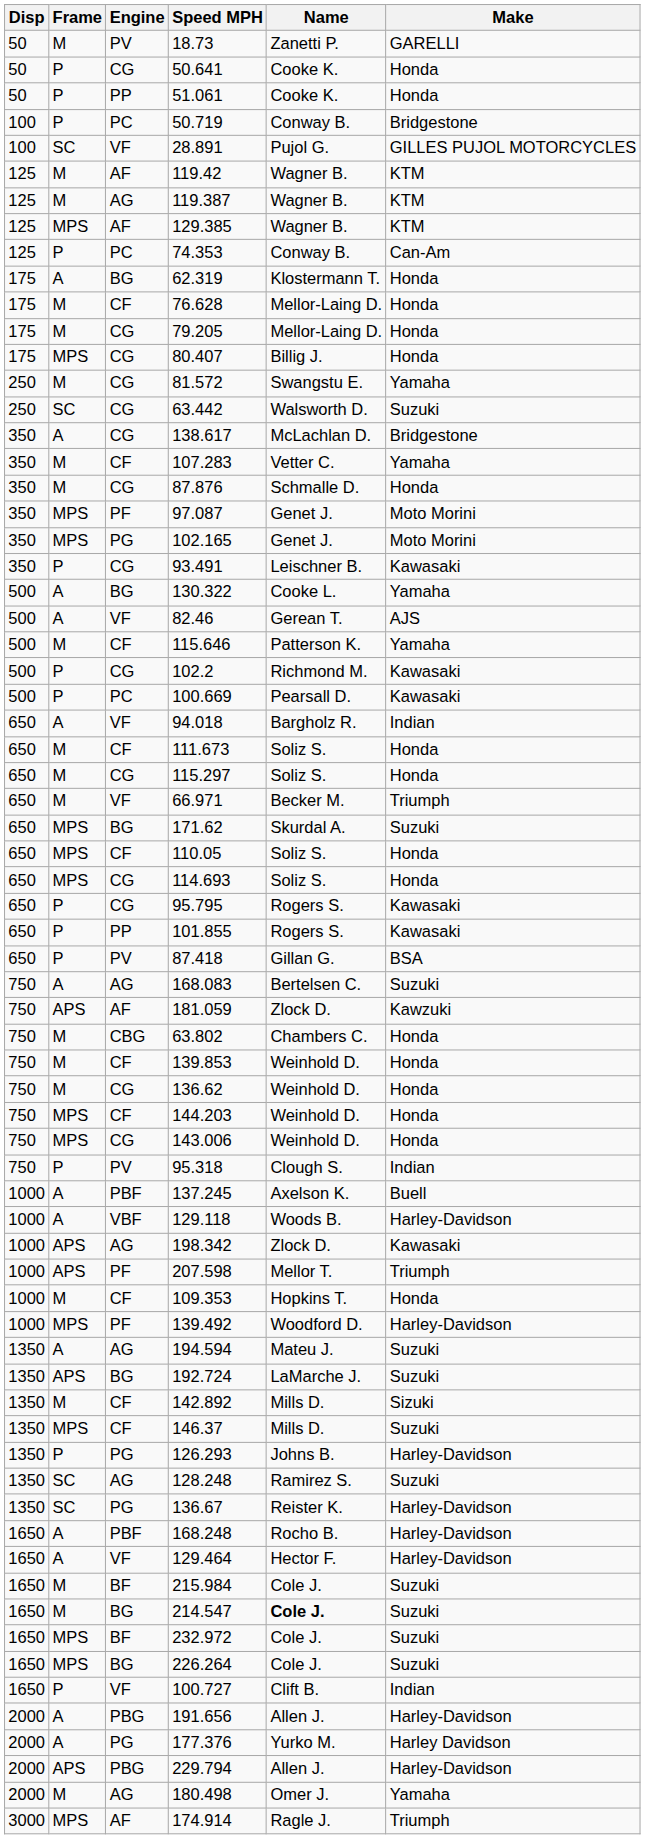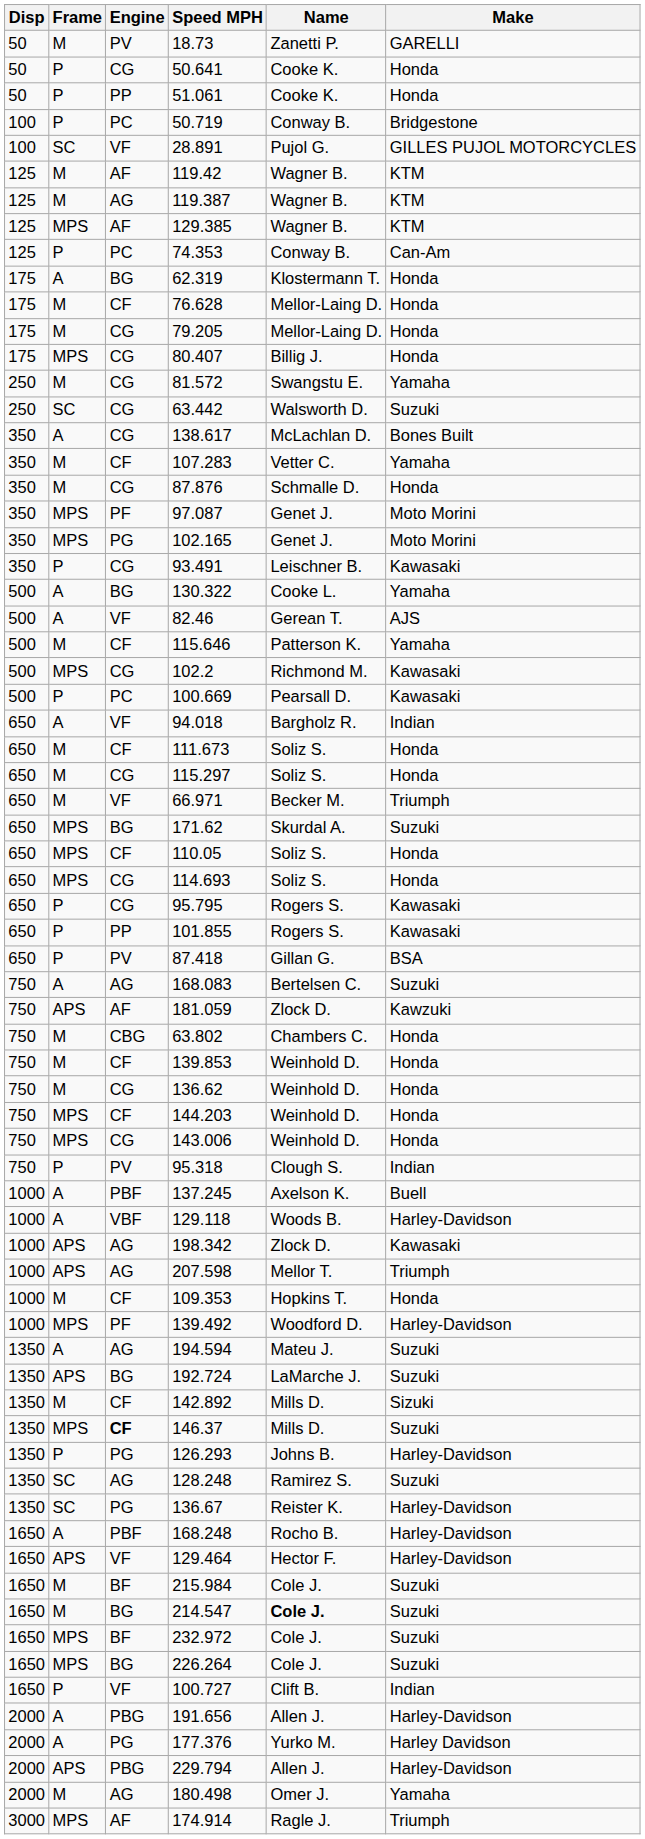(434, 435) Bridgestone -> (431, 435) Bones Built
(58, 670) P -> (70, 670) MPS
(120, 1272) PF -> (122, 1272) AG
(121, 1428) normal -> (121, 1428) bold
(58, 1559) A -> (69, 1559) APS
